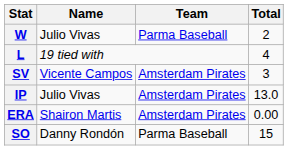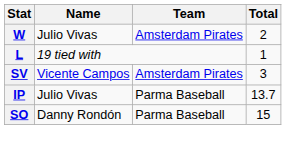(183, 34) Parma Baseball -> (189, 34) Amsterdam Pirates
(266, 54) 4 -> (263, 54) 1
(192, 94) Amsterdam Pirates -> (180, 94) Parma Baseball
(266, 94) 13.0 -> (263, 94) 13.7
- row: (21, 114)
